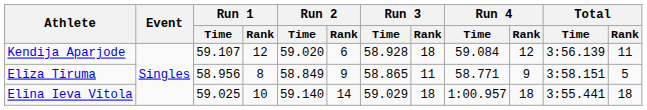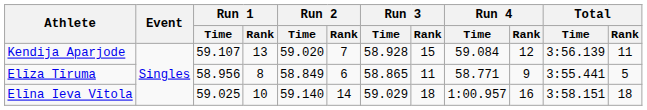(260, 53) 12 -> (260, 53) 13
(344, 53) 6 -> (344, 53) 7
(428, 53) 18 -> (428, 53) 15
(344, 74) 9 -> (344, 74) 6
(576, 74) 3:58.151 -> (576, 74) 3:55.441
(526, 95) 18 -> (526, 95) 16
(576, 95) 3:55.441 -> (576, 95) 3:58.151
